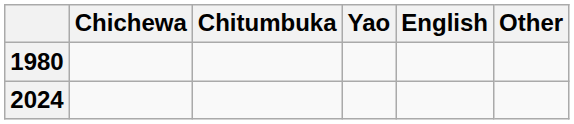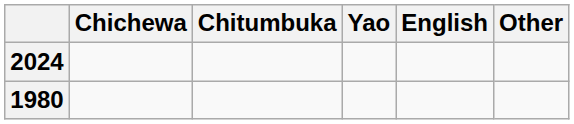rows swapped: (37, 61) <-> (37, 99)
